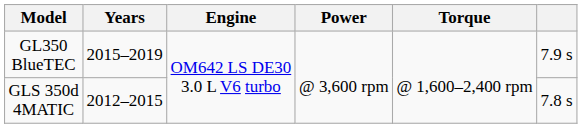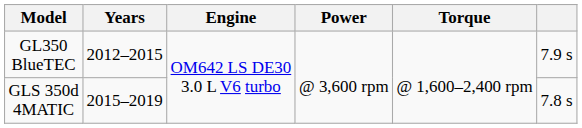(125, 54) 2015–2019 -> (125, 54) 2012–2015
(125, 100) 2012–2015 -> (125, 100) 2015–2019
